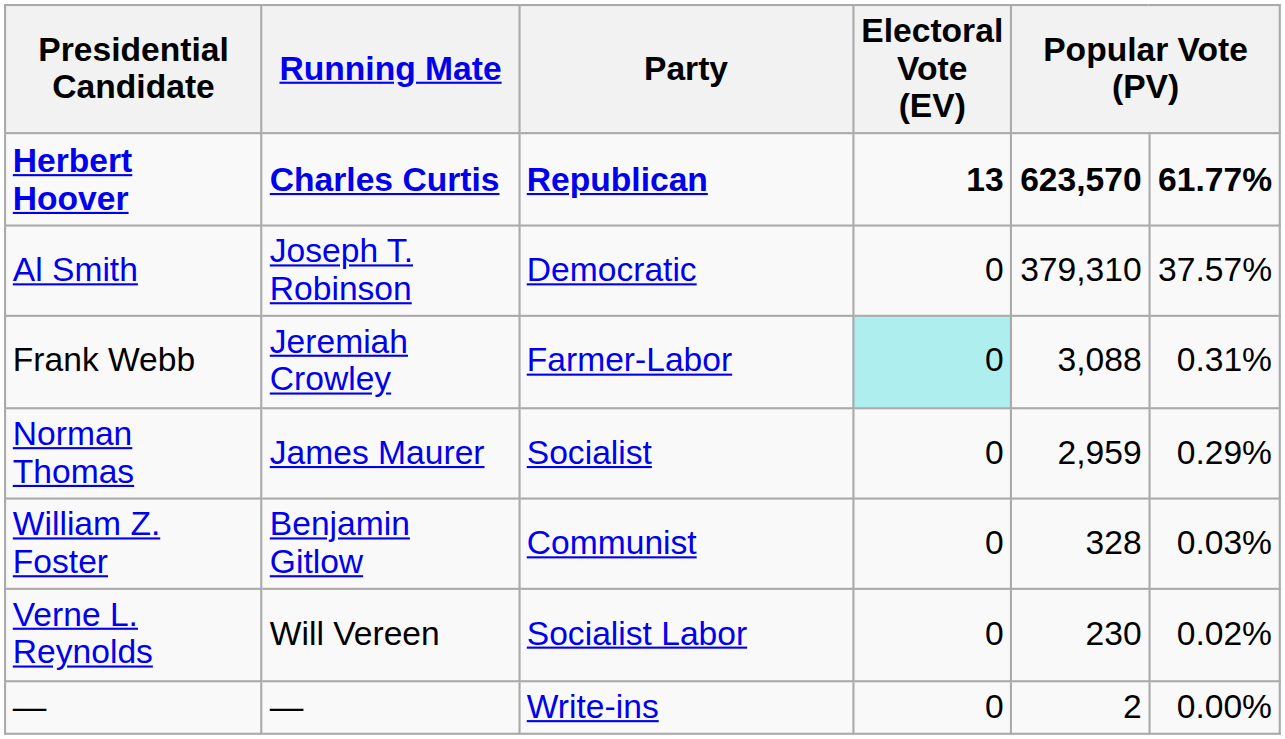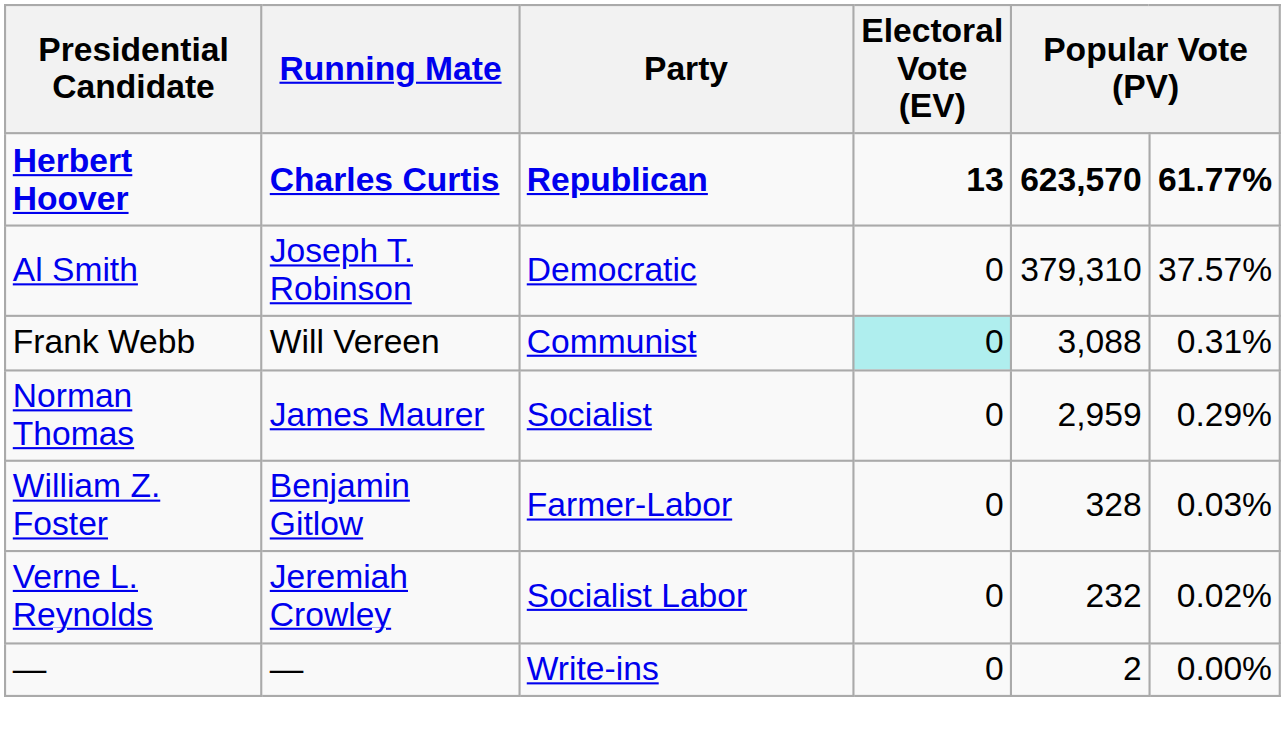(339, 361) Jeremiah Crowley -> (355, 342) Will Vereen
(629, 361) Farmer-Labor -> (612, 342) Communist
(612, 543) Communist -> (629, 505) Farmer-Labor
(355, 634) Will Vereen -> (339, 596) Jeremiah Crowley
(1114, 634) 230 -> (1114, 596) 232
